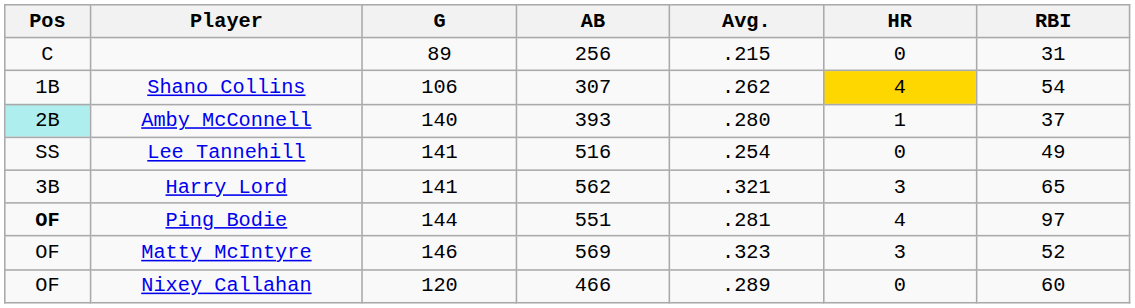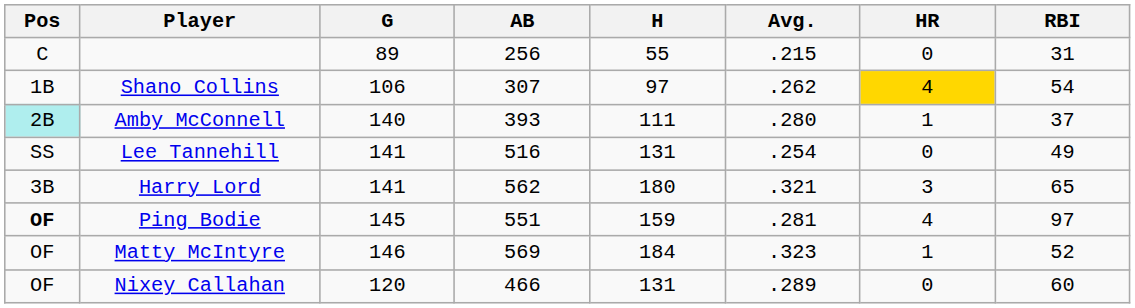+ column: (657, 21)
(439, 220) 144 -> (387, 220) 145
(900, 253) 3 -> (927, 253) 1
